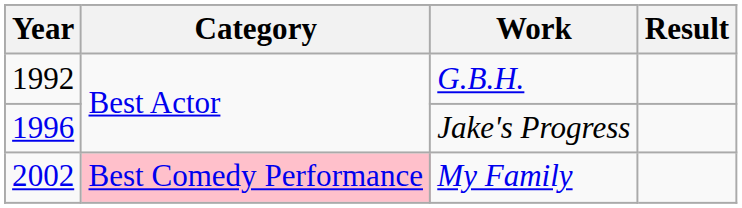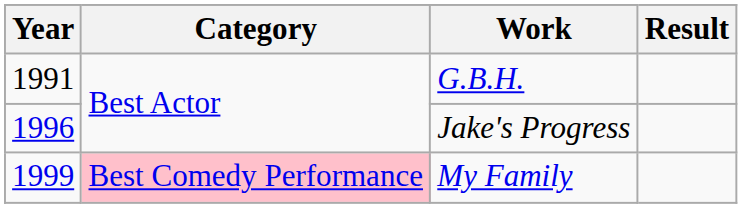(43, 78) 1992 -> (43, 78) 1991
(43, 176) 2002 -> (43, 176) 1999
